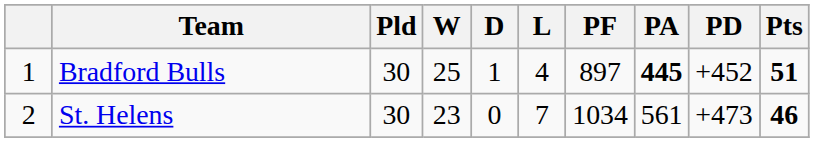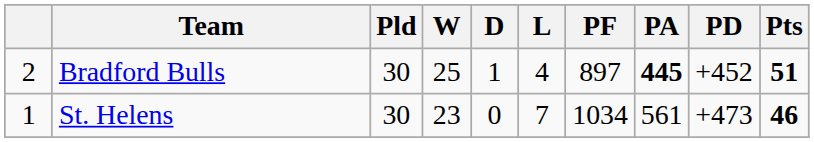(29, 70) 1 -> (29, 70) 2
(29, 114) 2 -> (29, 114) 1
